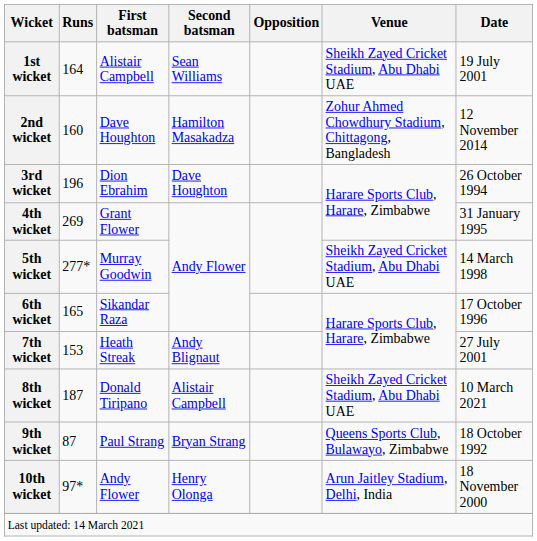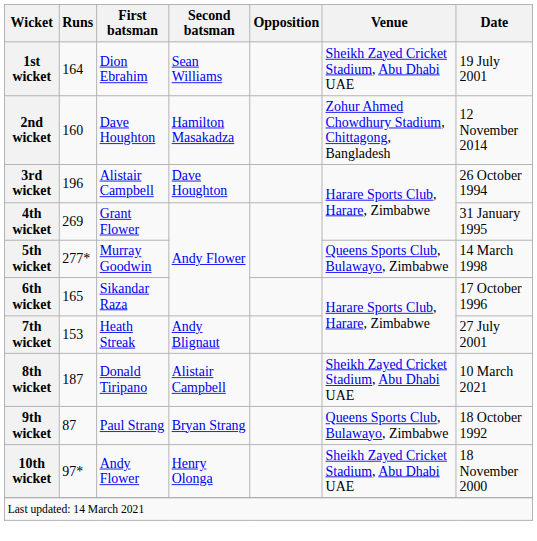(127, 68) Alistair Campbell -> (124, 68) Dion Ebrahim
(124, 183) Dion Ebrahim -> (127, 183) Alistair Campbell
(386, 266) Sheikh Zayed Cricket Stadium, Abu Dhabi UAE -> (387, 259) Queens Sports Club, Bulawayo, Zimbabwe
(386, 486) Arun Jaitley Stadium, Delhi, India -> (386, 471) Sheikh Zayed Cricket Stadium, Abu Dhabi UAE
